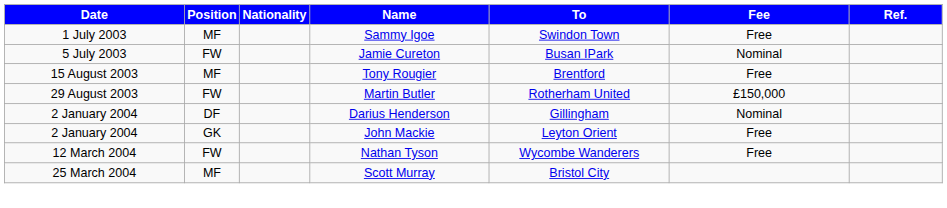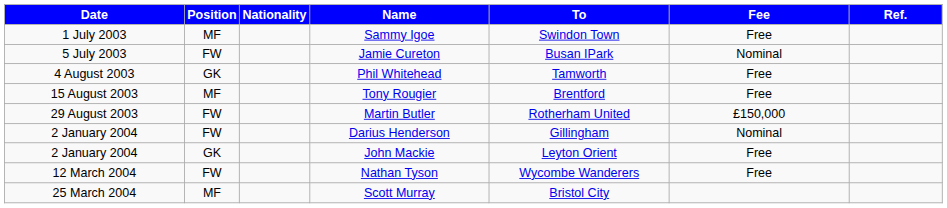+ row: (399, 74)
(212, 114) DF -> (212, 133) FW
